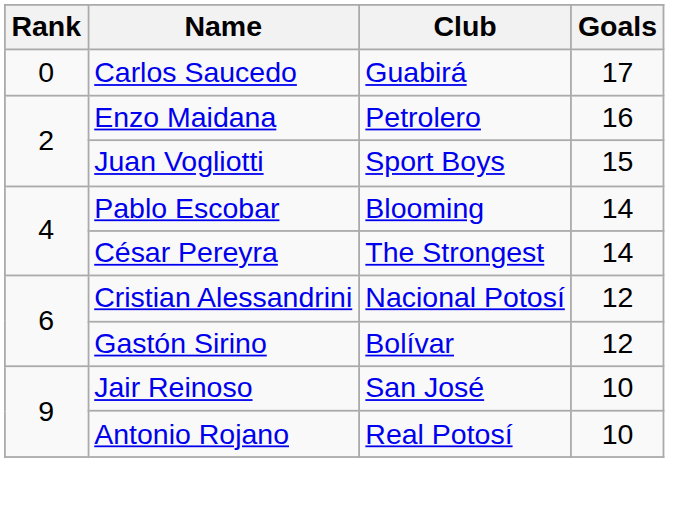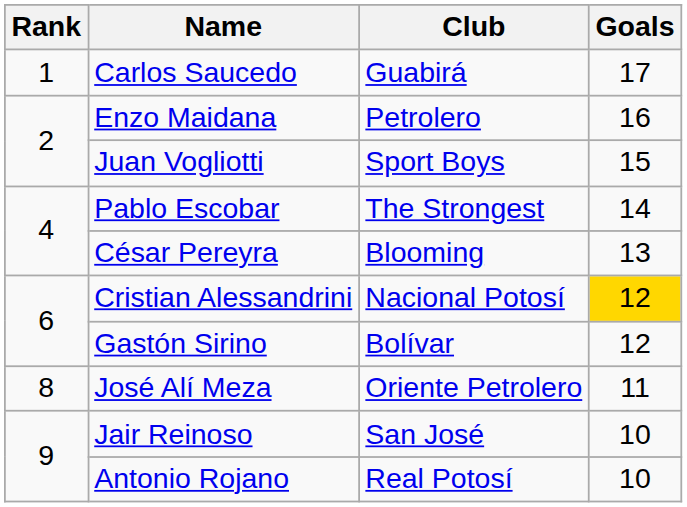(46, 72) 0 -> (46, 72) 1
(425, 207) Blooming -> (455, 207) The Strongest
(455, 252) The Strongest -> (425, 252) Blooming
(618, 252) 14 -> (635, 252) 13
(618, 298) no background -> (635, 298) gold background
+ row: (183, 388)
